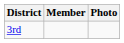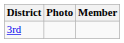columns swapped: (66, 13) <-> (104, 13)
